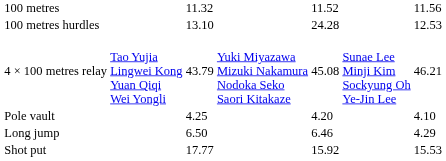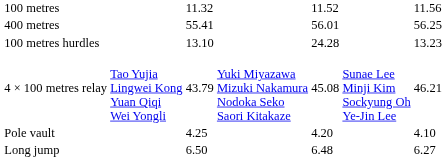+ row: (32, 25)
(428, 25) 12.53 -> (428, 42) 13.23
(322, 133) 6.46 -> (322, 150) 6.48
(425, 133) 4.29 -> (425, 150) 6.27
- row: (25, 150)
